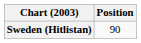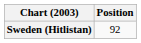(115, 30) 90 -> (115, 30) 92
